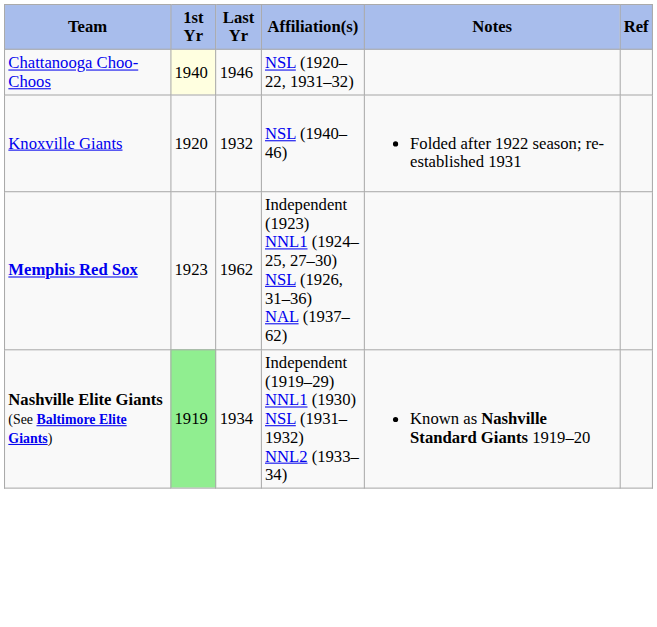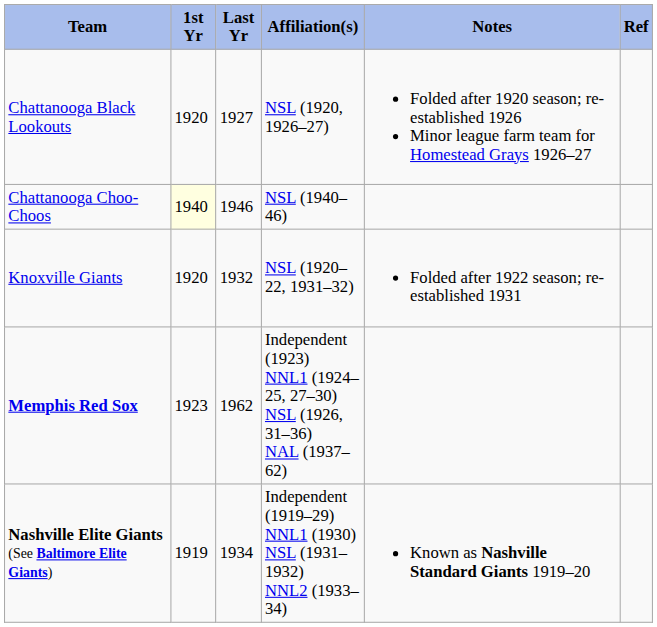+ row: (72, 116)
(309, 72) NSL (1920–22, 1931–32) -> (306, 206) NSL (1940–46)
(306, 143) NSL (1940–46) -> (309, 277) NSL (1920–22, 1931–32)
(191, 418) lightgreen background -> (191, 553) no background
